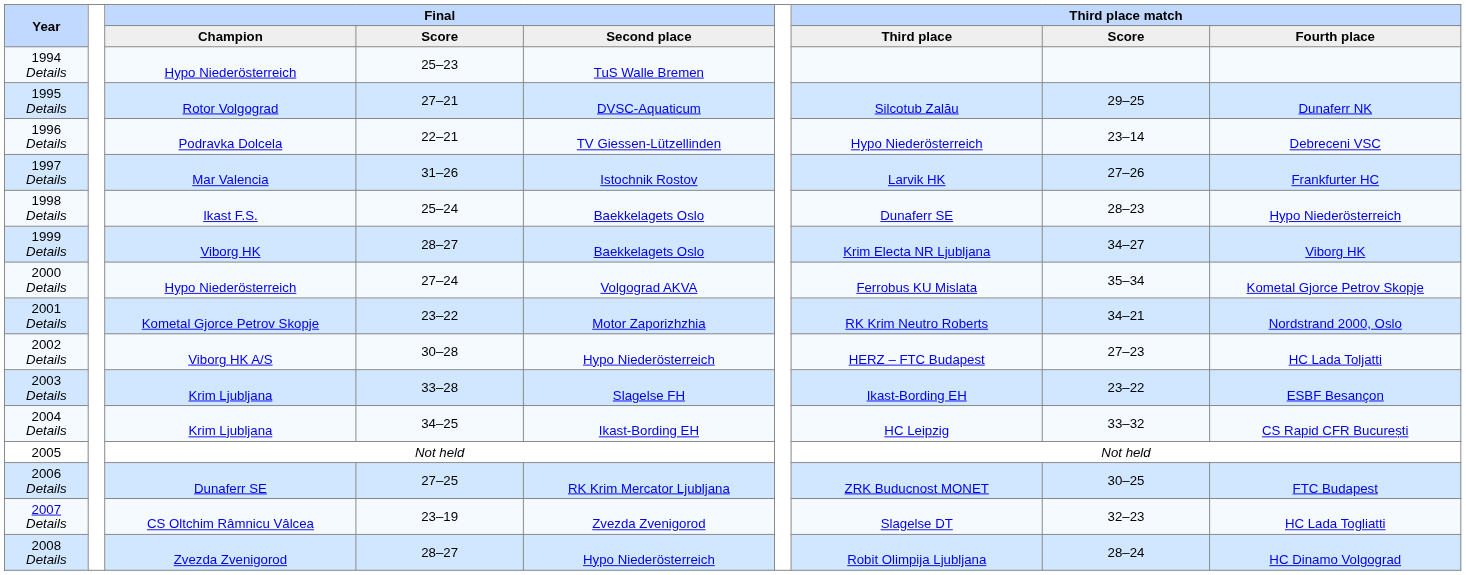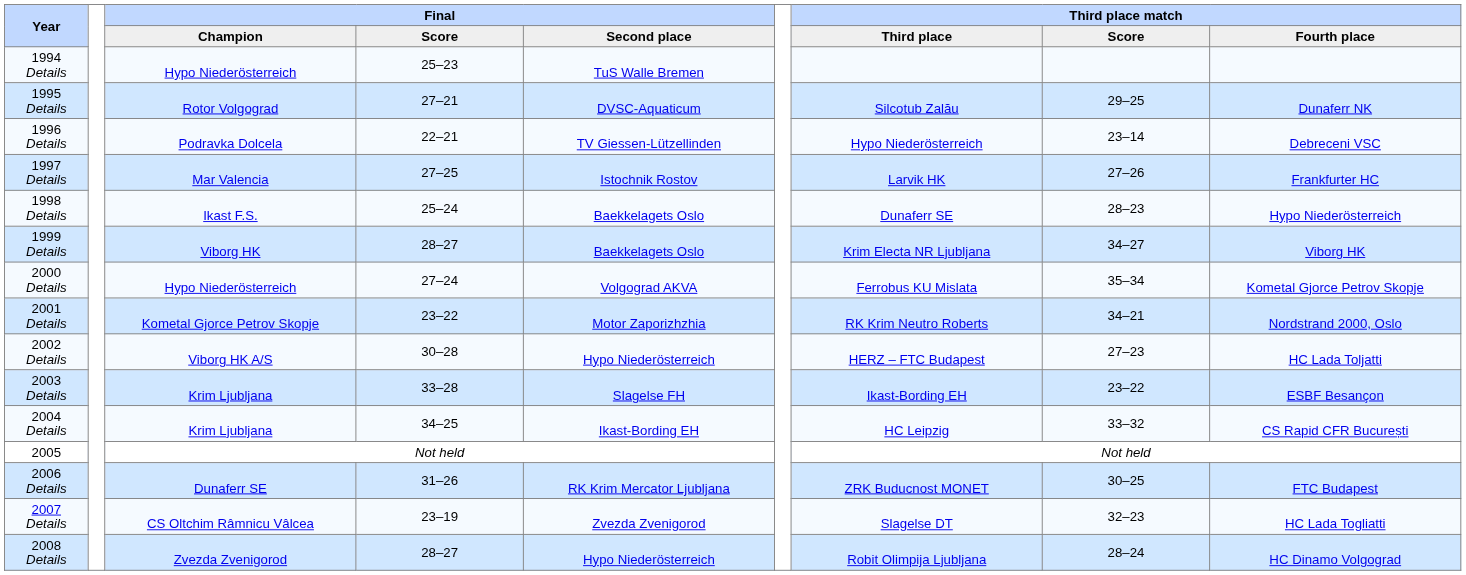(440, 172) 31–26 -> (440, 172) 27–25
(440, 481) 27–25 -> (440, 481) 31–26
